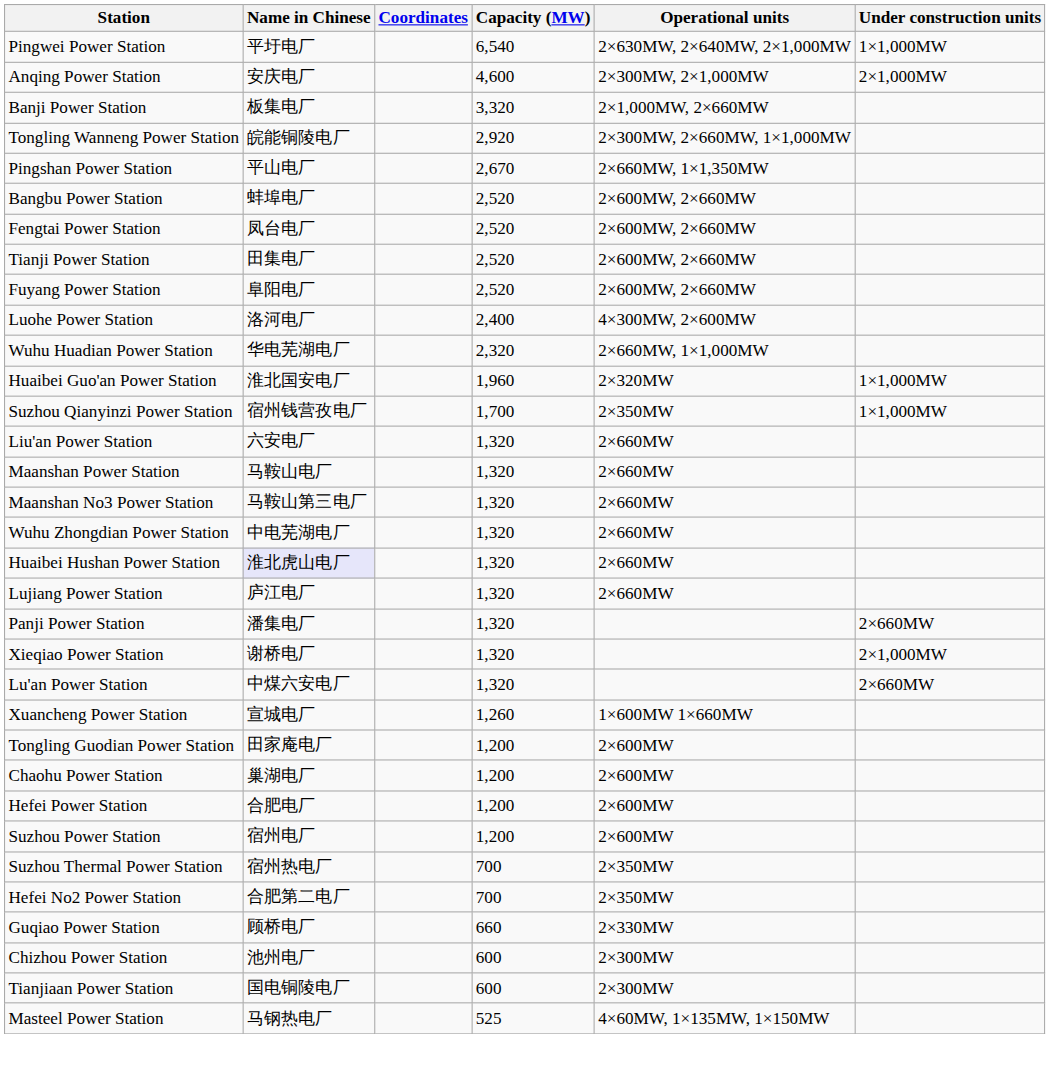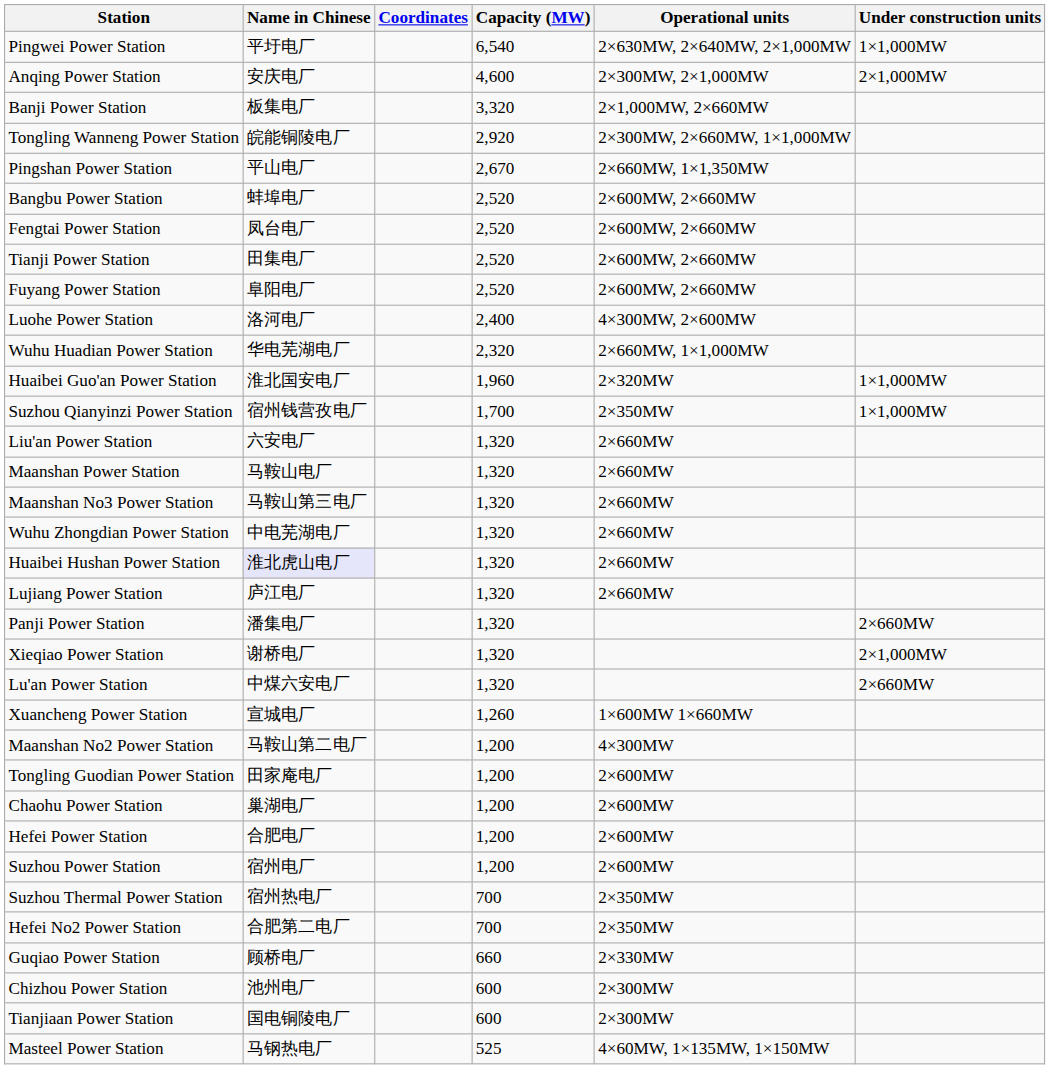+ row: (111, 745)
